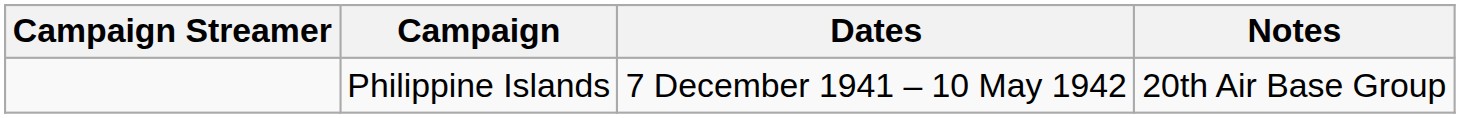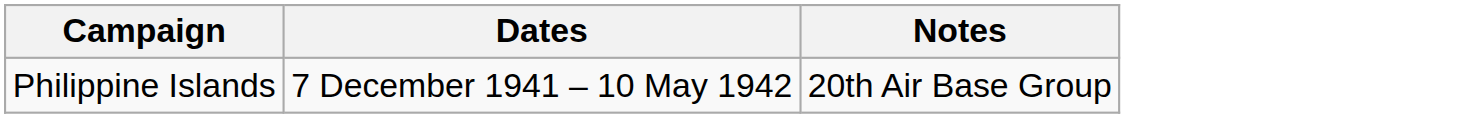- column: (172, 31)
